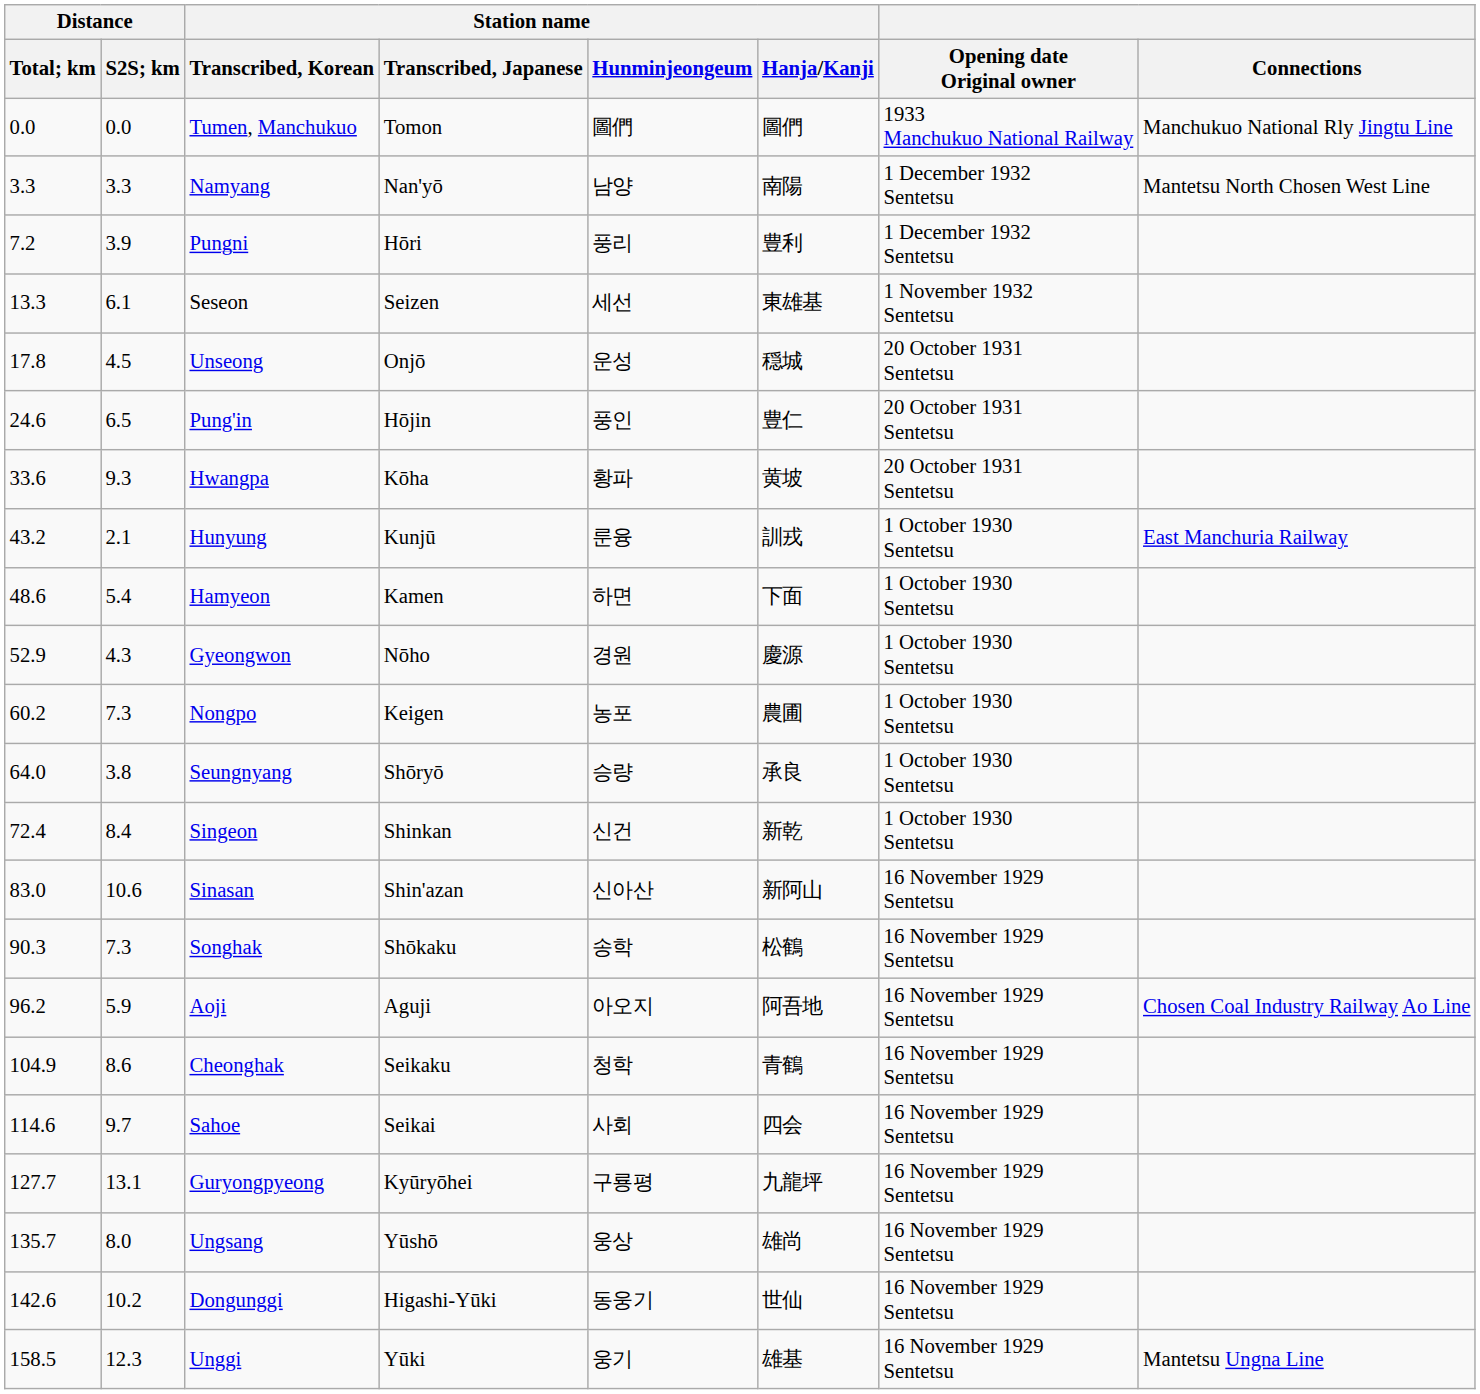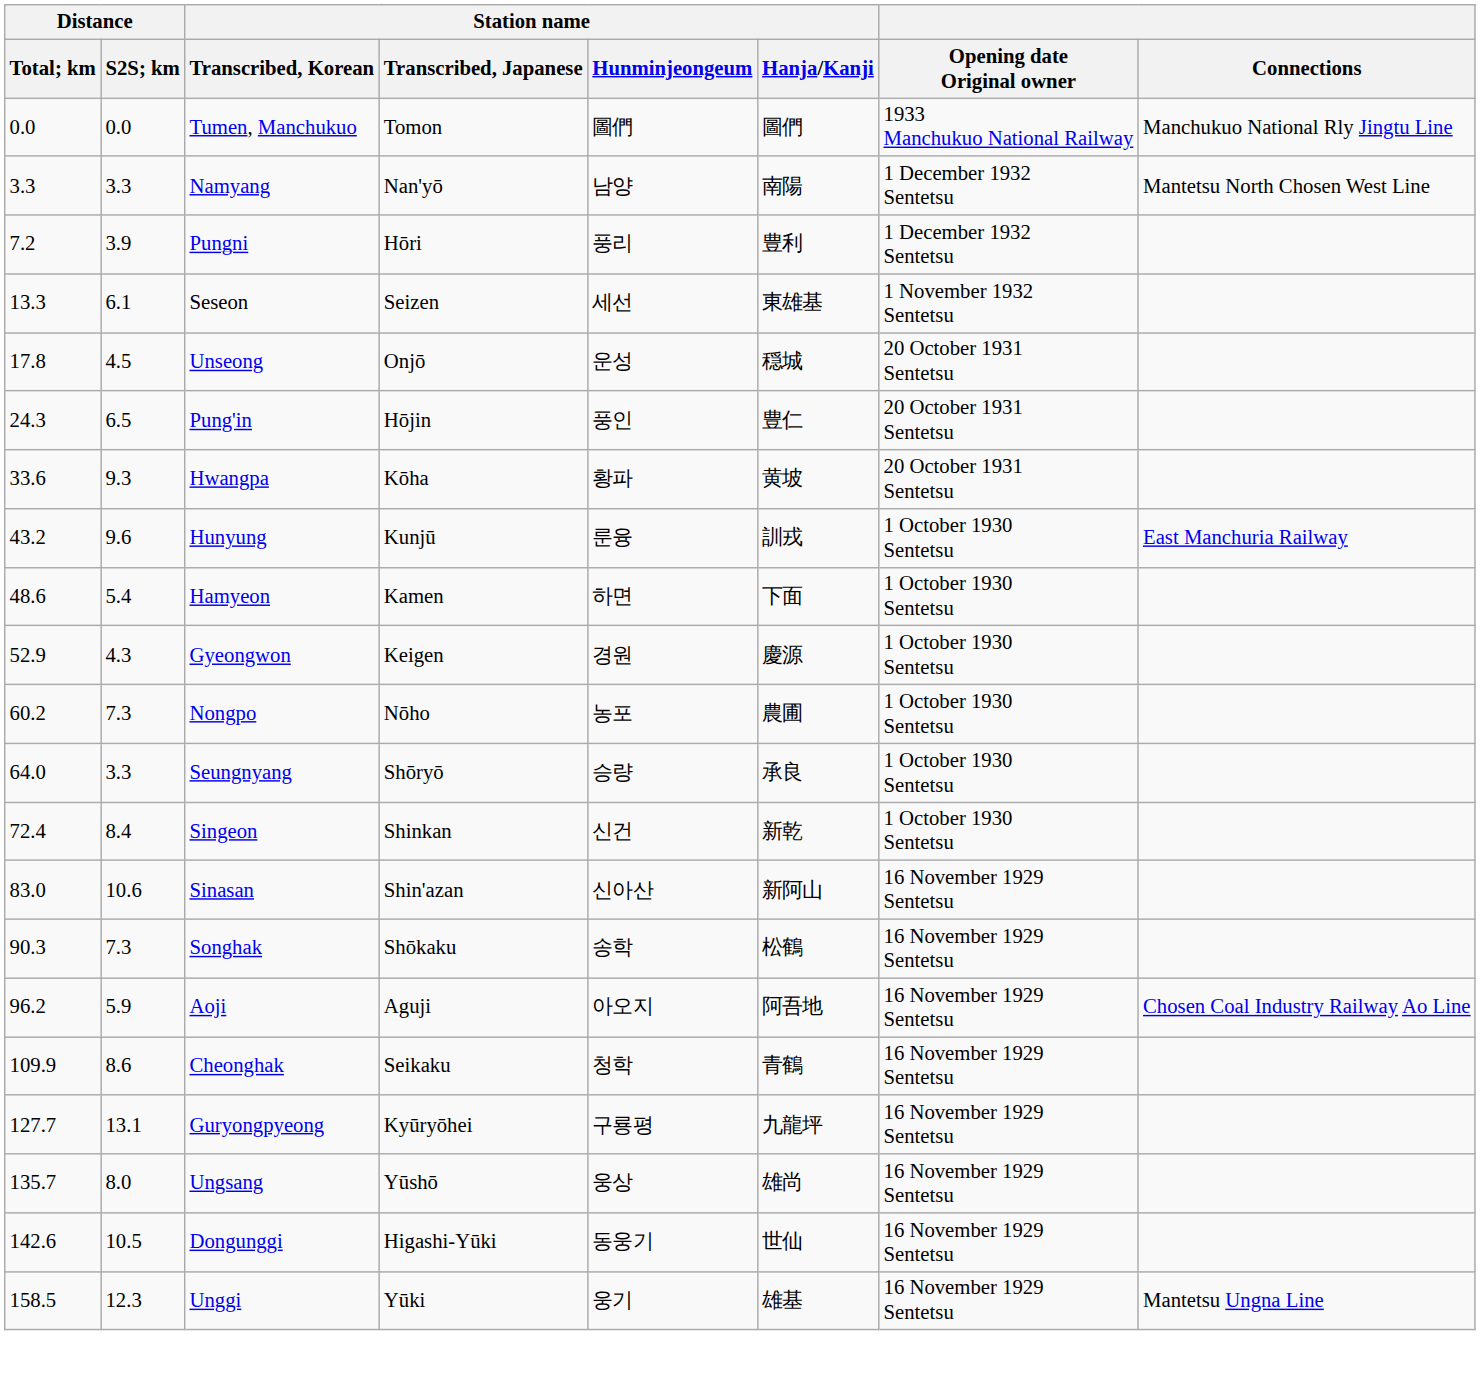(28, 420) 24.6 -> (28, 420) 24.3
(118, 537) 2.1 -> (118, 537) 9.6
(407, 655) Nōho -> (414, 655) Keigen
(414, 713) Keigen -> (407, 713) Nōho
(118, 772) 3.8 -> (118, 772) 3.3
(33, 1065) 104.9 -> (33, 1065) 109.9
- row: (215, 1124)
(124, 1300) 10.2 -> (124, 1242) 10.5
